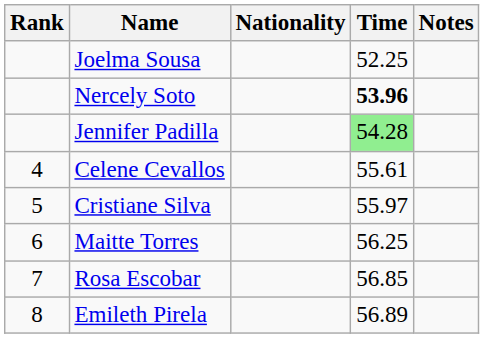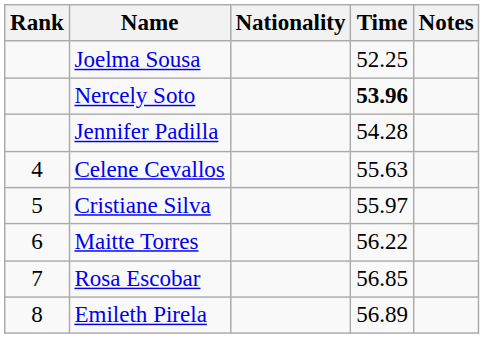(382, 132) lightgreen background -> (382, 132) no background
(382, 168) 55.61 -> (382, 168) 55.63
(382, 242) 56.25 -> (382, 242) 56.22
